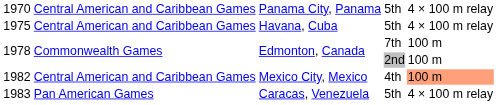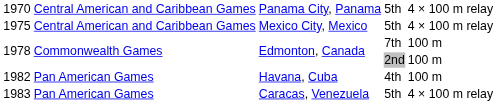(298, 26) Havana, Cuba -> (313, 26) Mexico City, Mexico
(145, 77) Central American and Caribbean Games -> (94, 77) Pan American Games
(313, 77) Mexico City, Mexico -> (298, 77) Havana, Cuba
(425, 77) lightsalmon background -> (425, 77) no background
